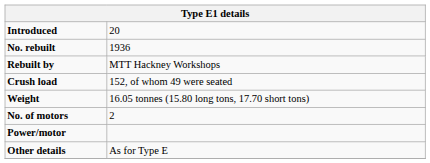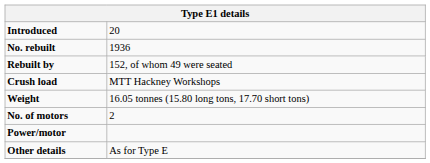(165, 64) MTT Hackney Workshops -> (171, 64) 152, of whom 49 were seated
(171, 81) 152, of whom 49 were seated -> (165, 81) MTT Hackney Workshops
